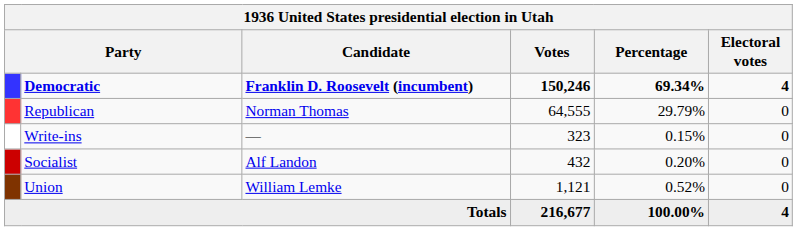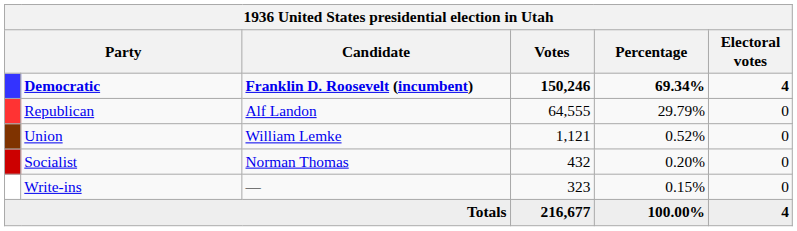(297, 111) Norman Thomas -> (281, 111) Alf Landon
rows swapped: (43, 187) <-> (53, 136)
(281, 162) Alf Landon -> (297, 162) Norman Thomas
